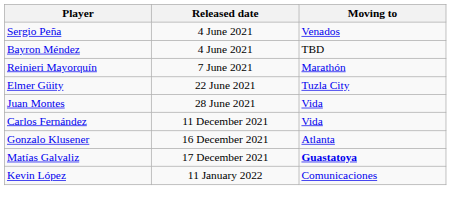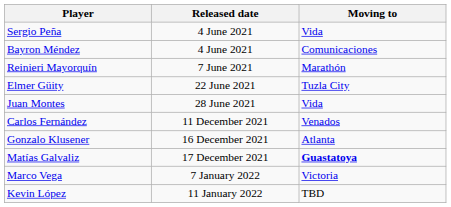(321, 31) Venados -> (312, 31) Vida
(313, 49) TBD -> (339, 49) Comunicaciones
(312, 121) Vida -> (321, 121) Venados
+ row: (34, 175)
(339, 175) Comunicaciones -> (313, 193) TBD
